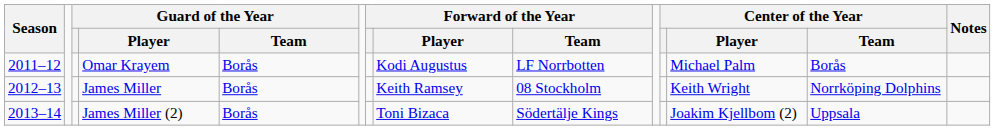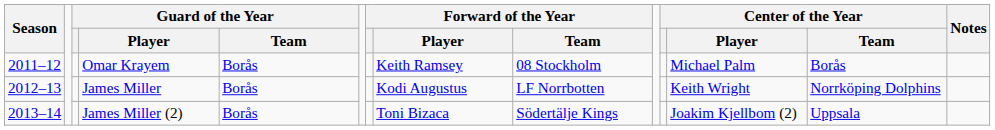(422, 64) Kodi Augustus -> (419, 64) Keith Ramsey
(560, 64) LF Norrbotten -> (559, 64) 08 Stockholm
(419, 88) Keith Ramsey -> (422, 88) Kodi Augustus
(559, 88) 08 Stockholm -> (560, 88) LF Norrbotten
